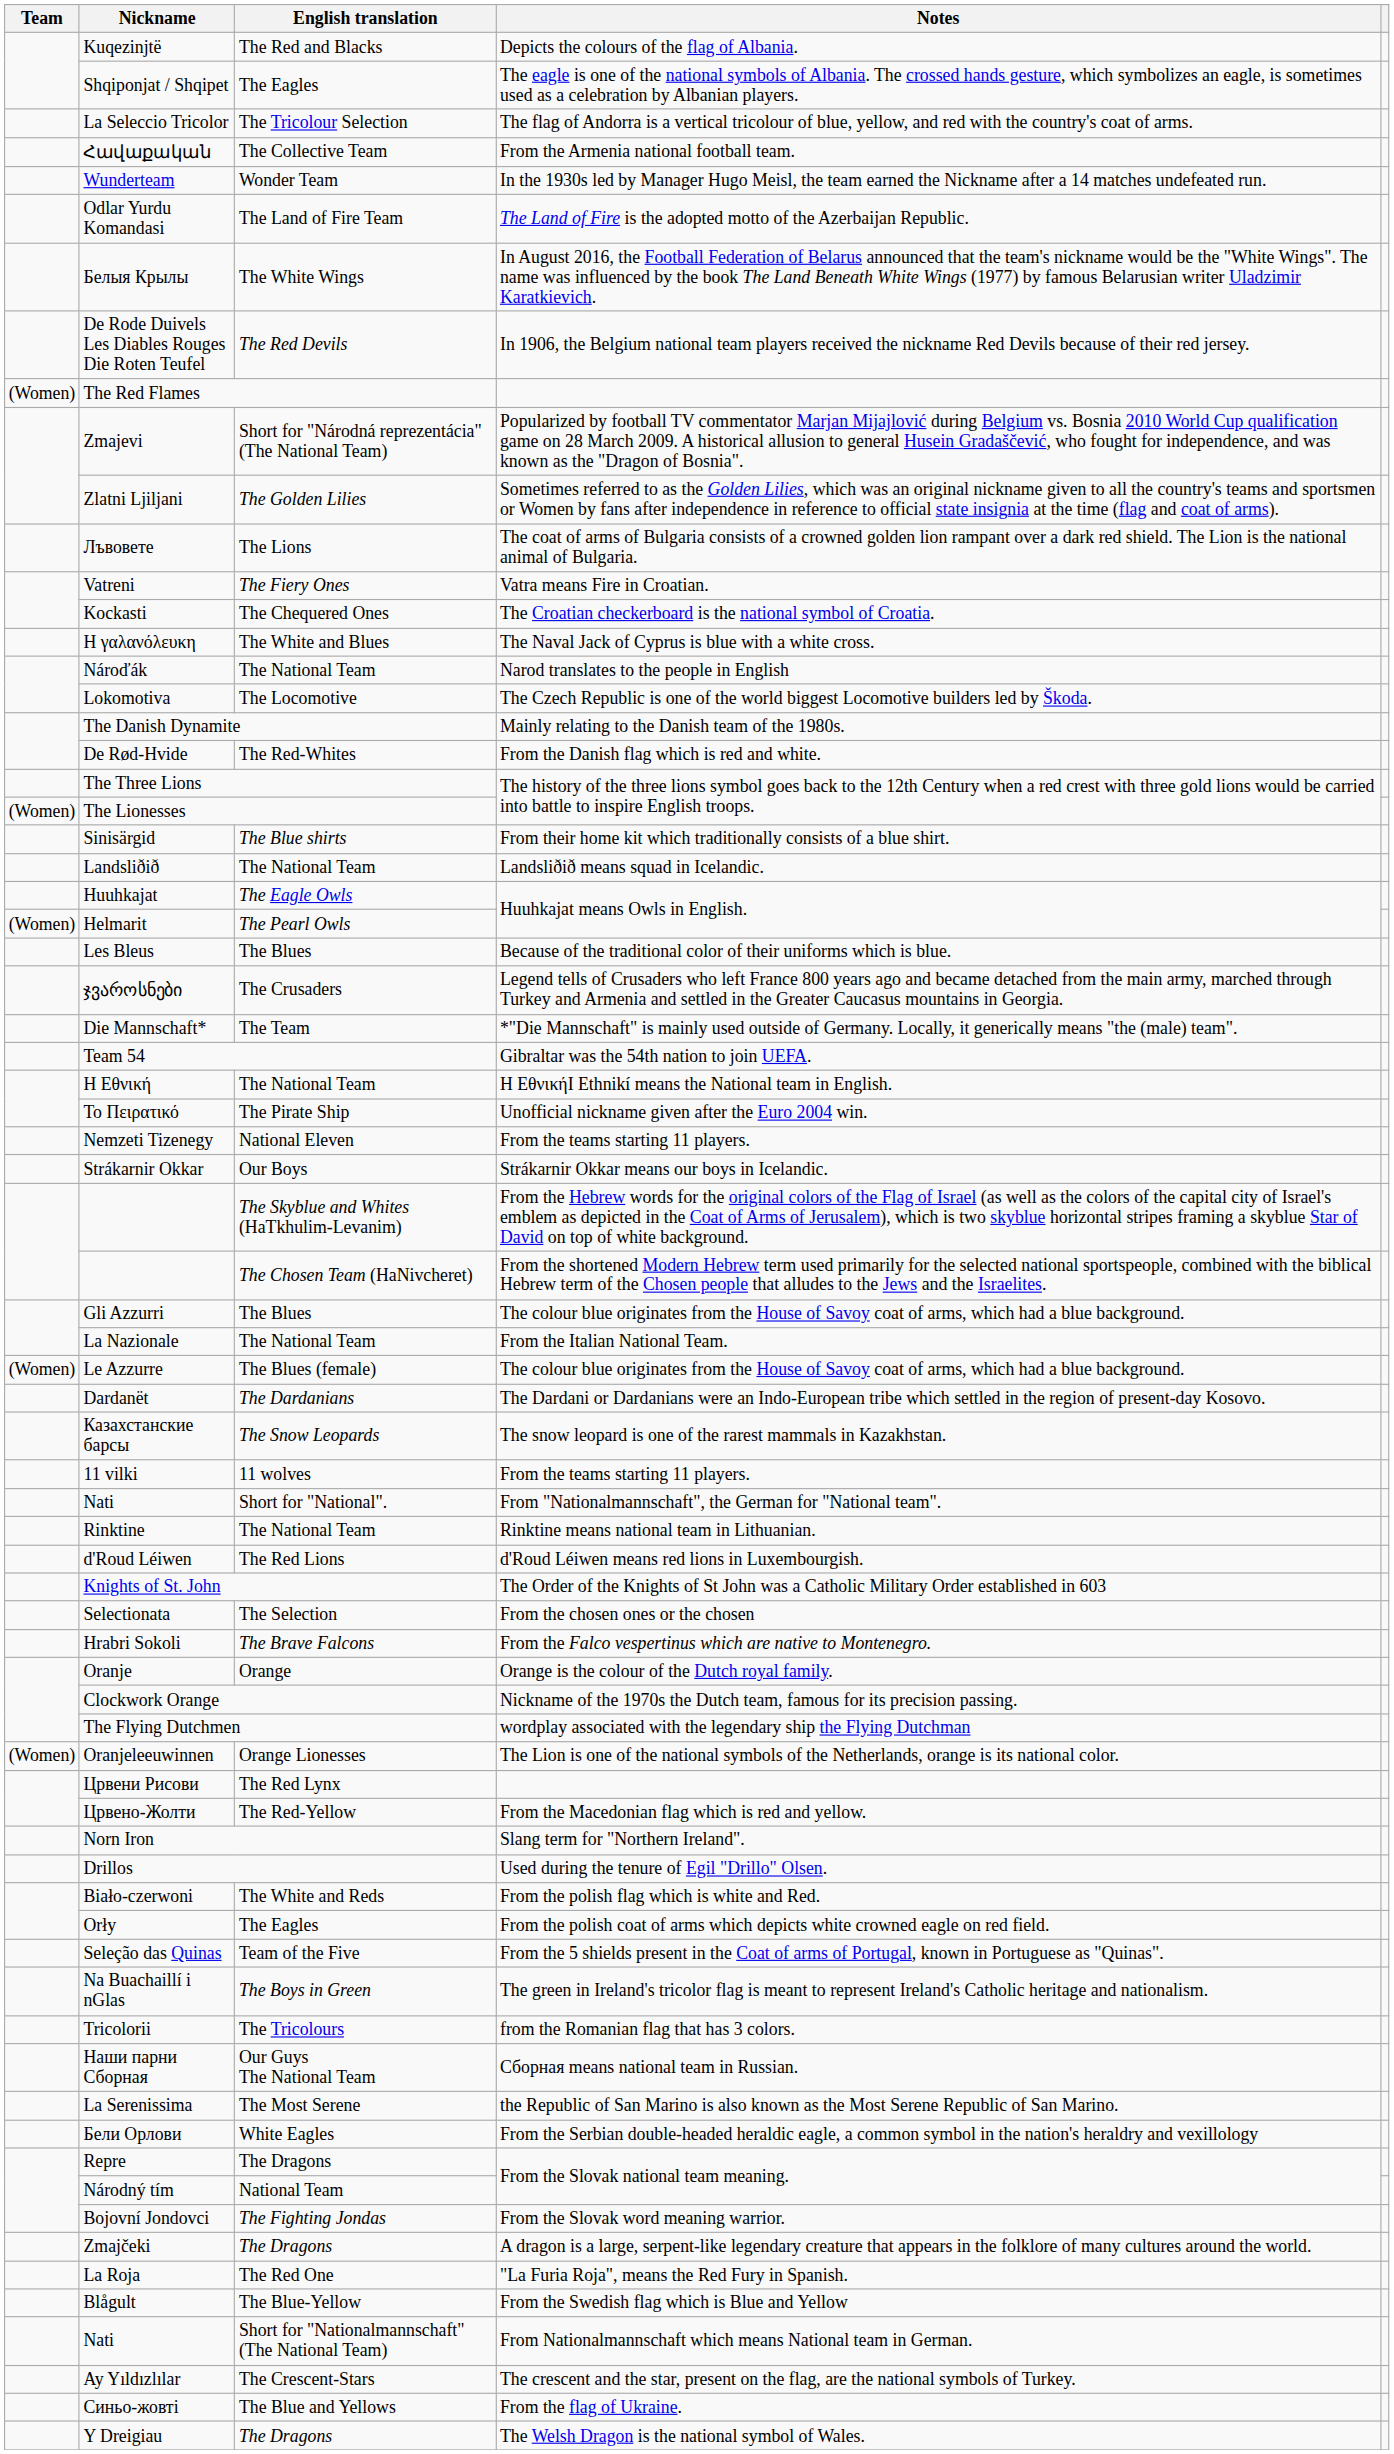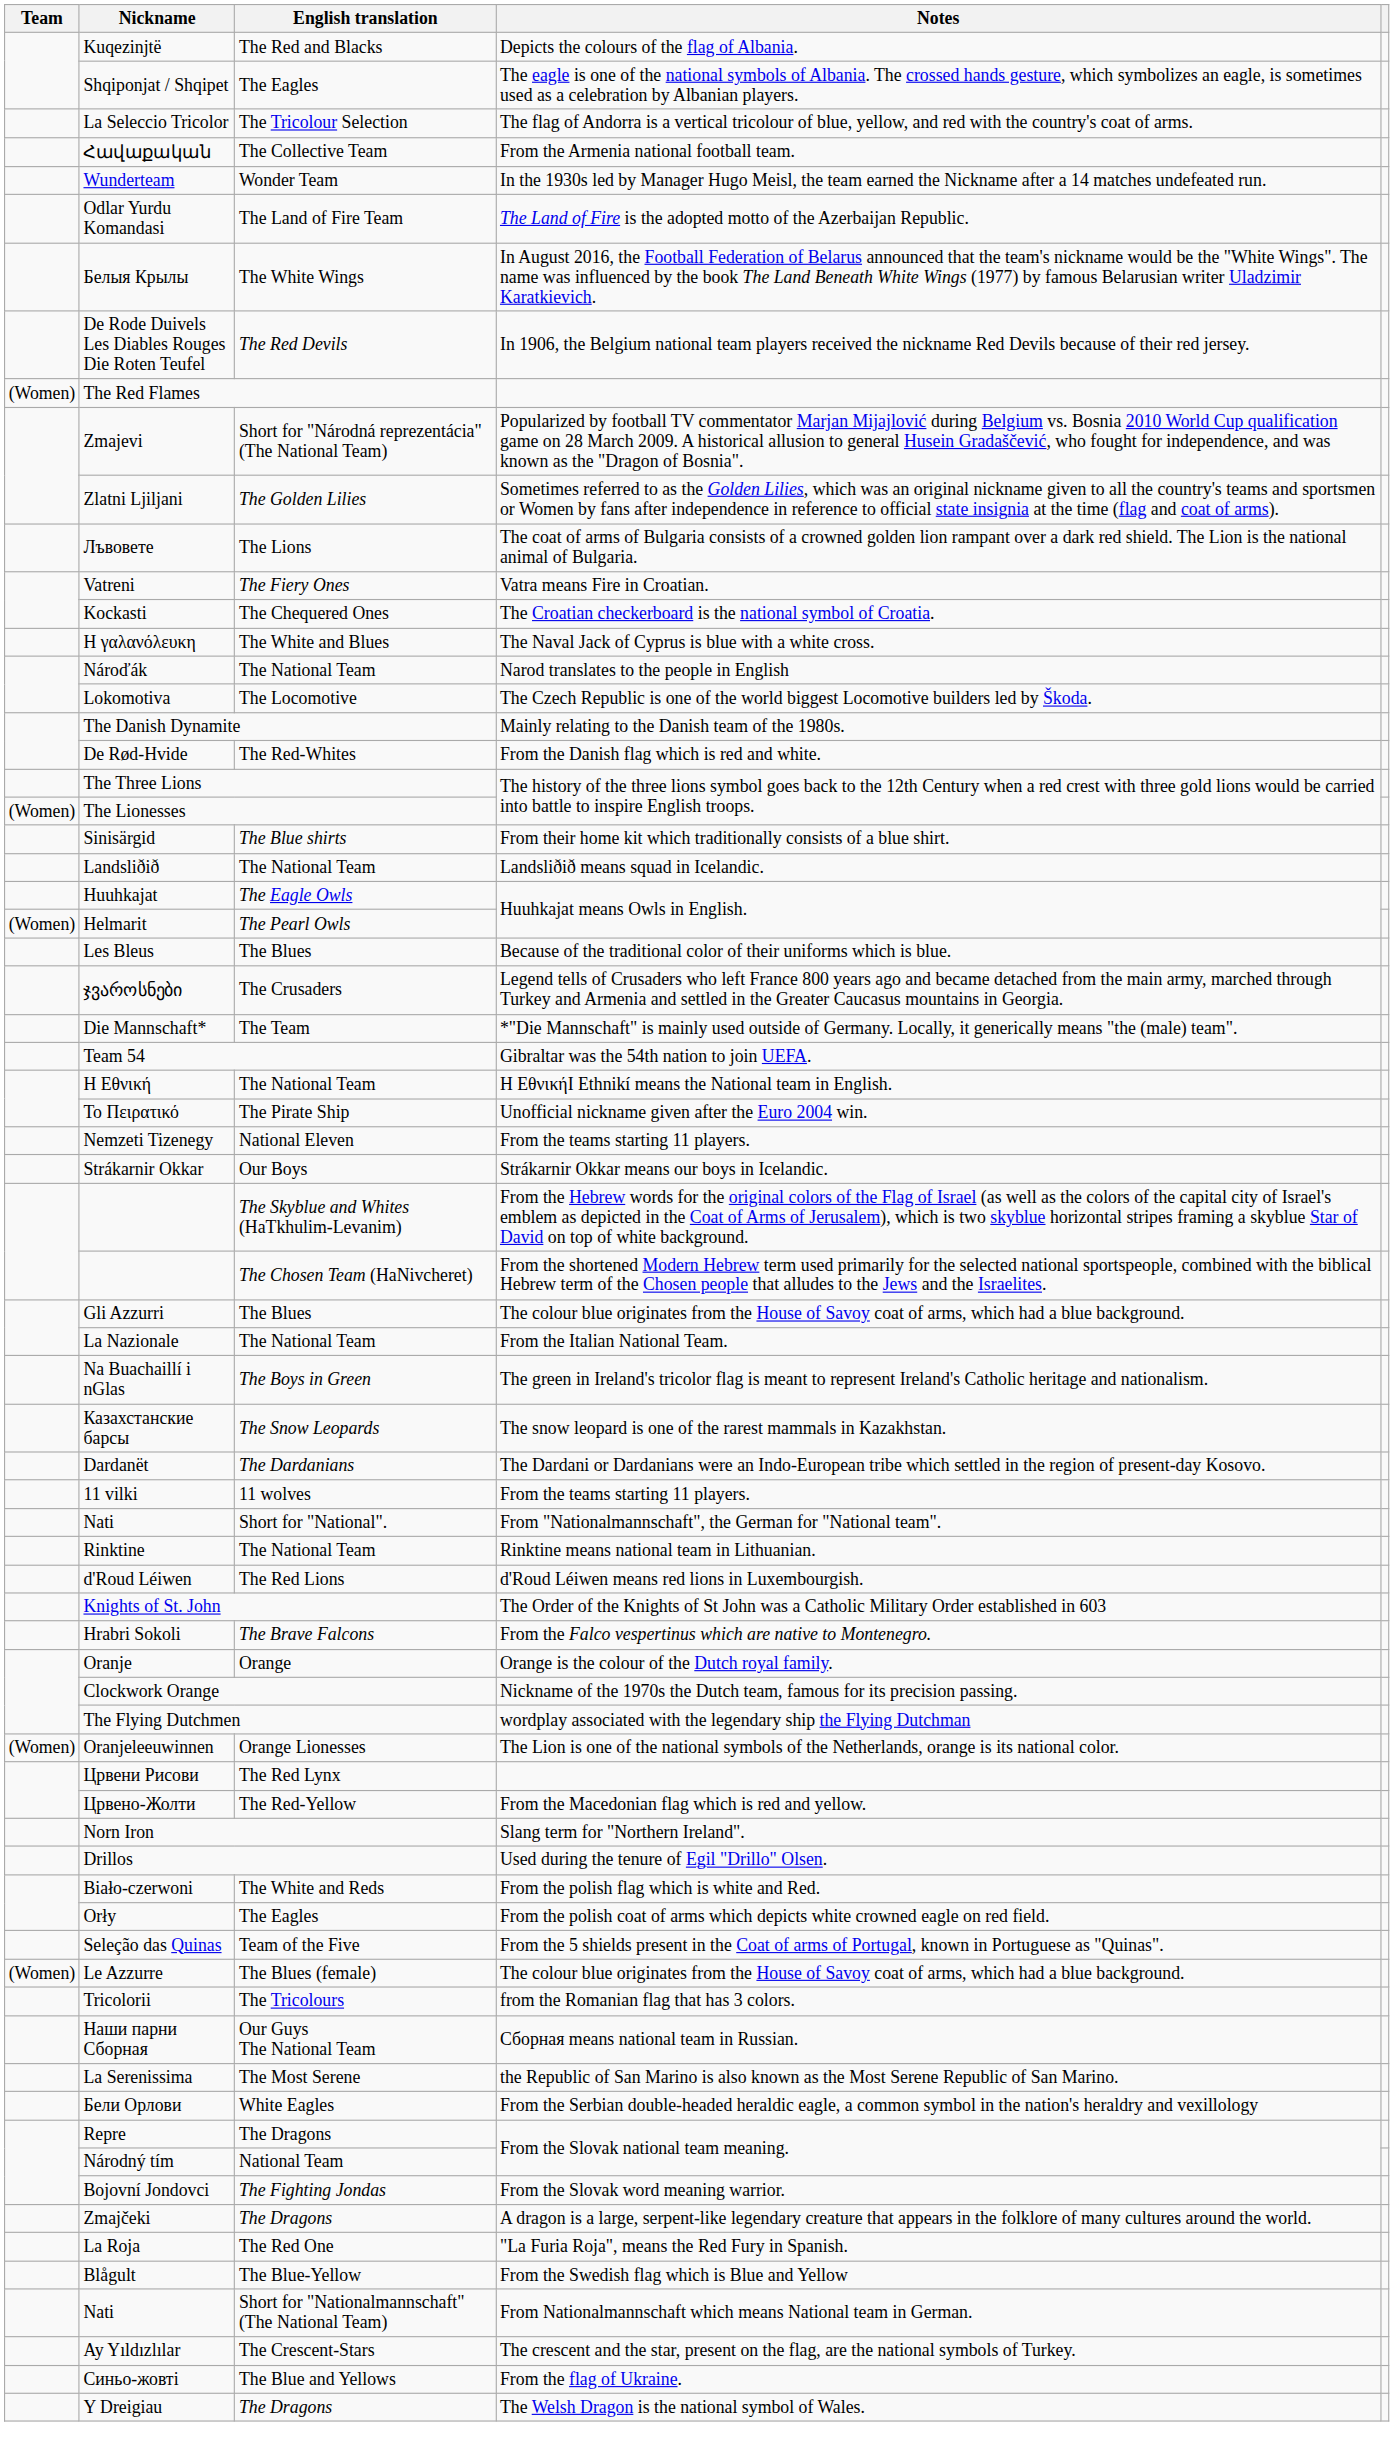rows swapped: (123, 1369) <-> (137, 1991)
rows swapped: (138, 1436) <-> (116, 1397)
- row: (127, 1615)
